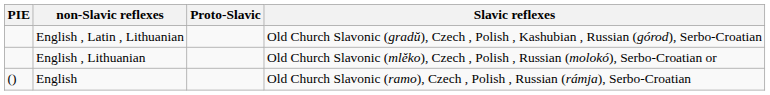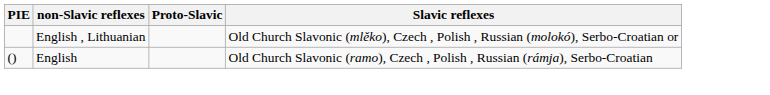- row: (110, 36)
